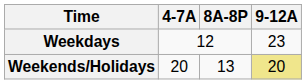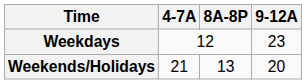(179, 66) 20 -> (179, 66) 21
(277, 66) khaki background -> (277, 66) no background
